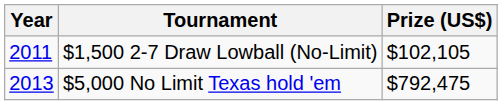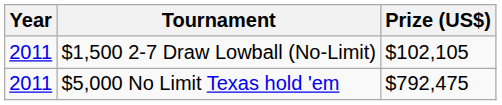(31, 83) 2013 -> (31, 83) 2011
